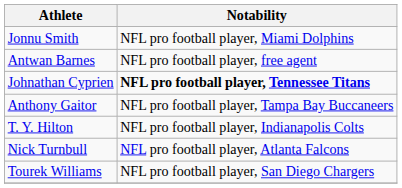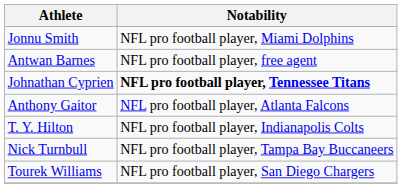(257, 104) NFL pro football player, Tampa Bay Buccaneers -> (235, 104) NFL pro football player, Atlanta Falcons
(235, 149) NFL pro football player, Atlanta Falcons -> (257, 149) NFL pro football player, Tampa Bay Buccaneers
